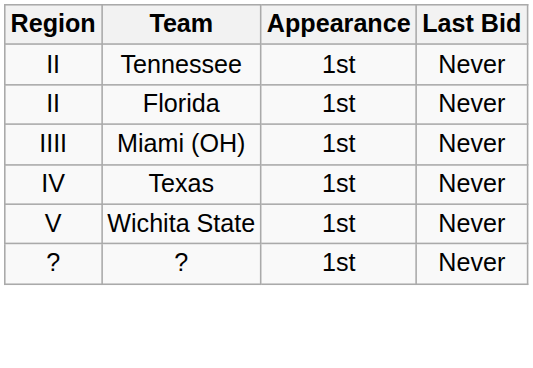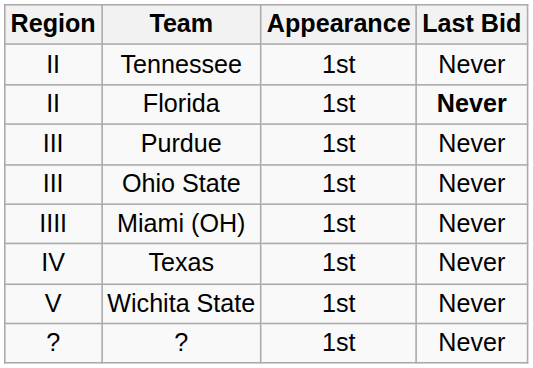(472, 104) normal -> (472, 104) bold
+ row: (181, 143)
+ row: (181, 183)
